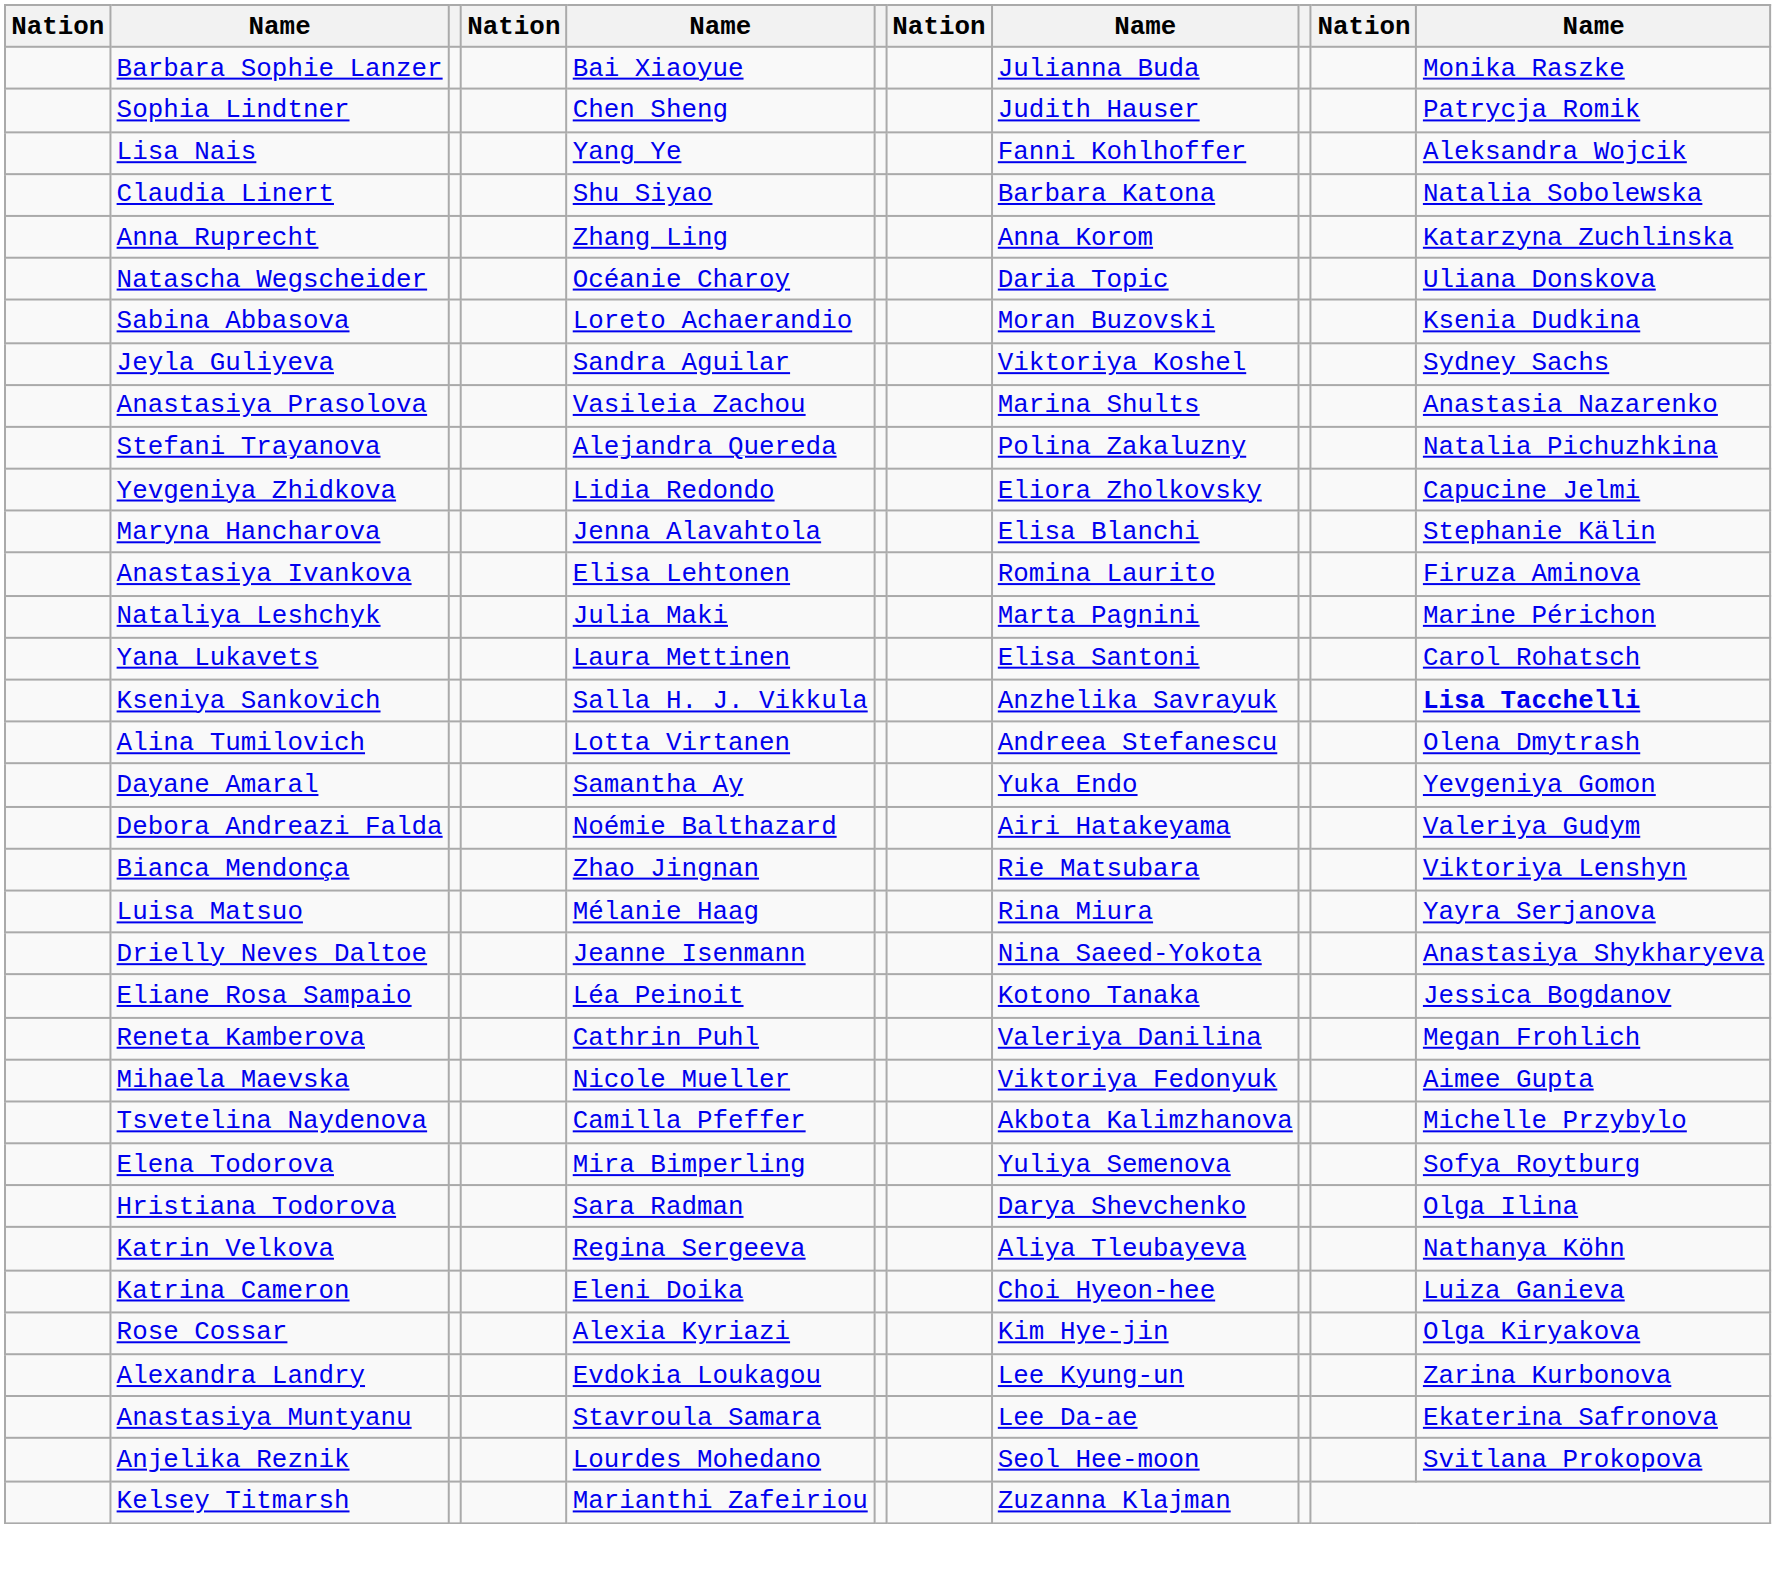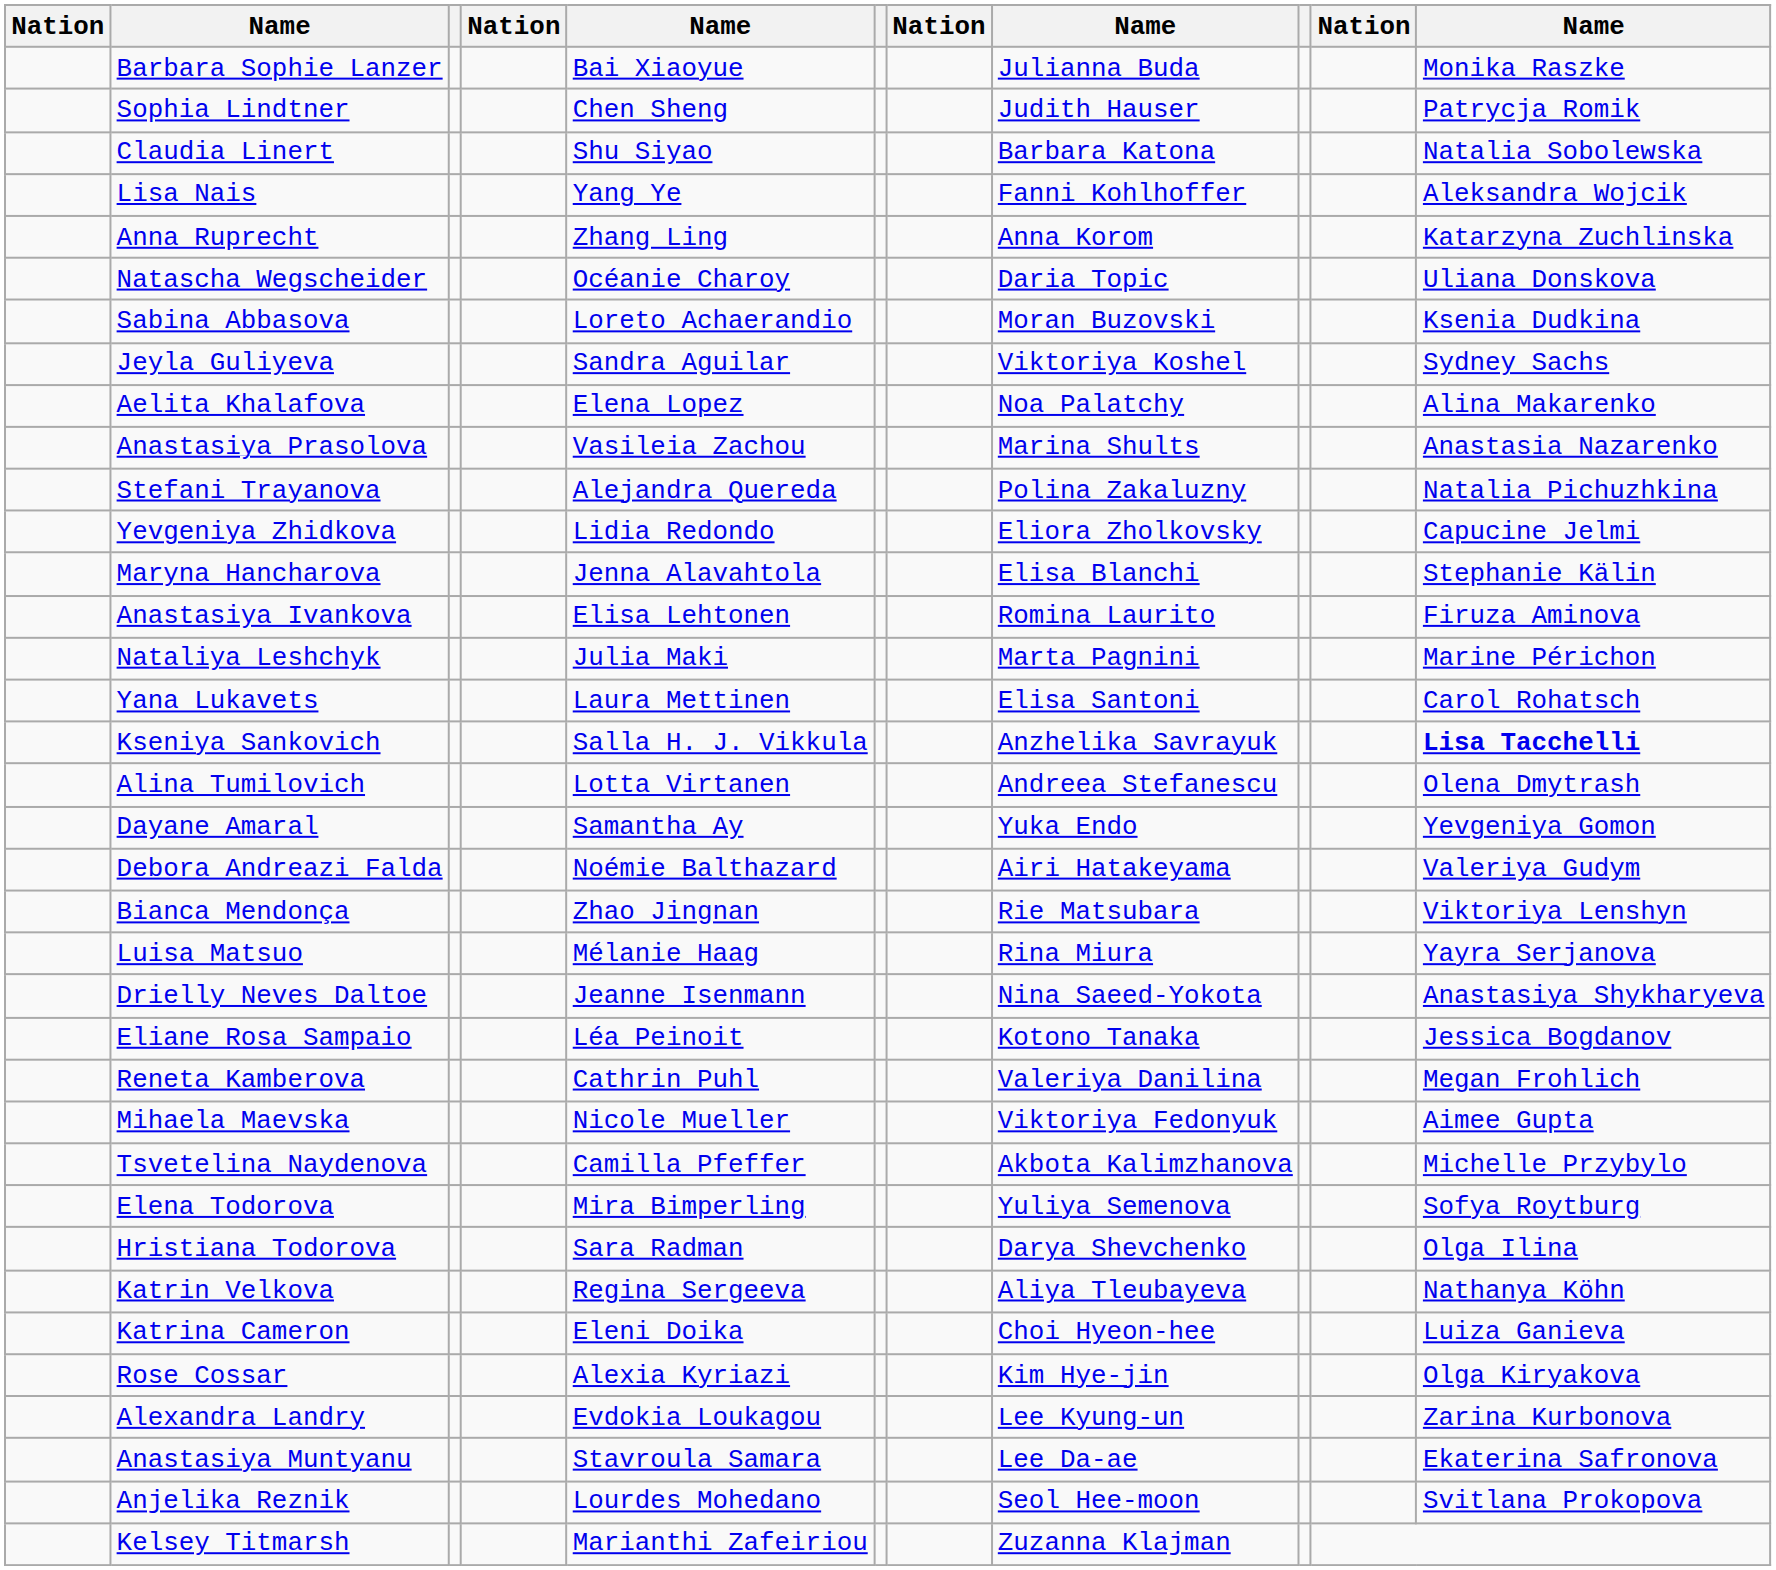rows swapped: (225, 195) <-> (186, 153)
+ row: (241, 406)
